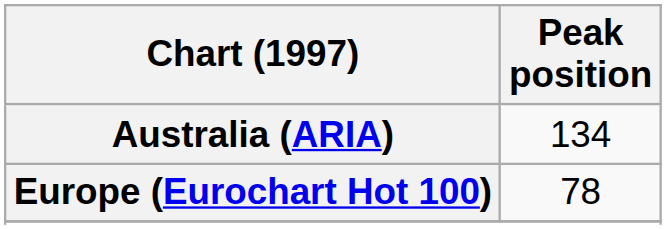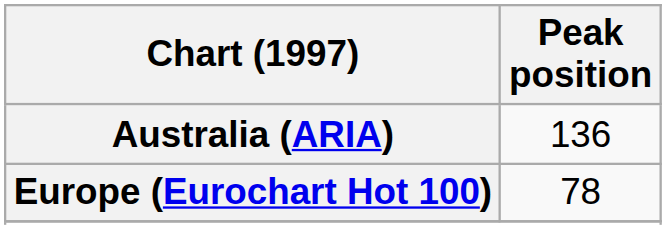(581, 133) 134 -> (581, 133) 136
